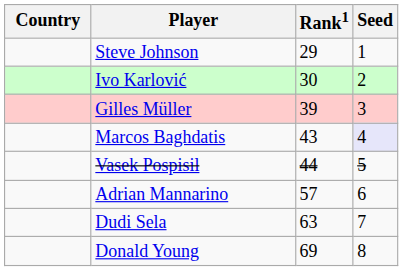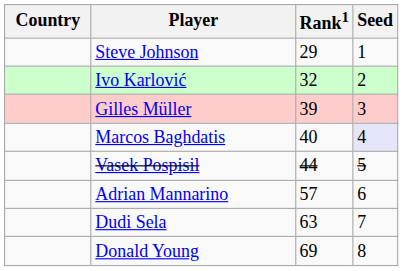(309, 80) 30 -> (309, 80) 32
(309, 137) 43 -> (309, 137) 40
